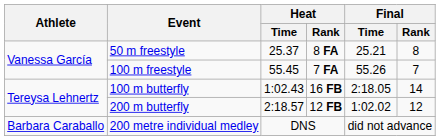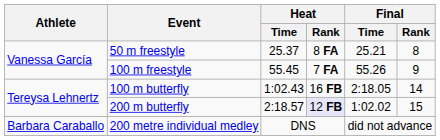(416, 70) 7 -> (416, 70) 9
(326, 108) no background -> (326, 108) lavender background
(416, 108) 12 -> (416, 108) 15
